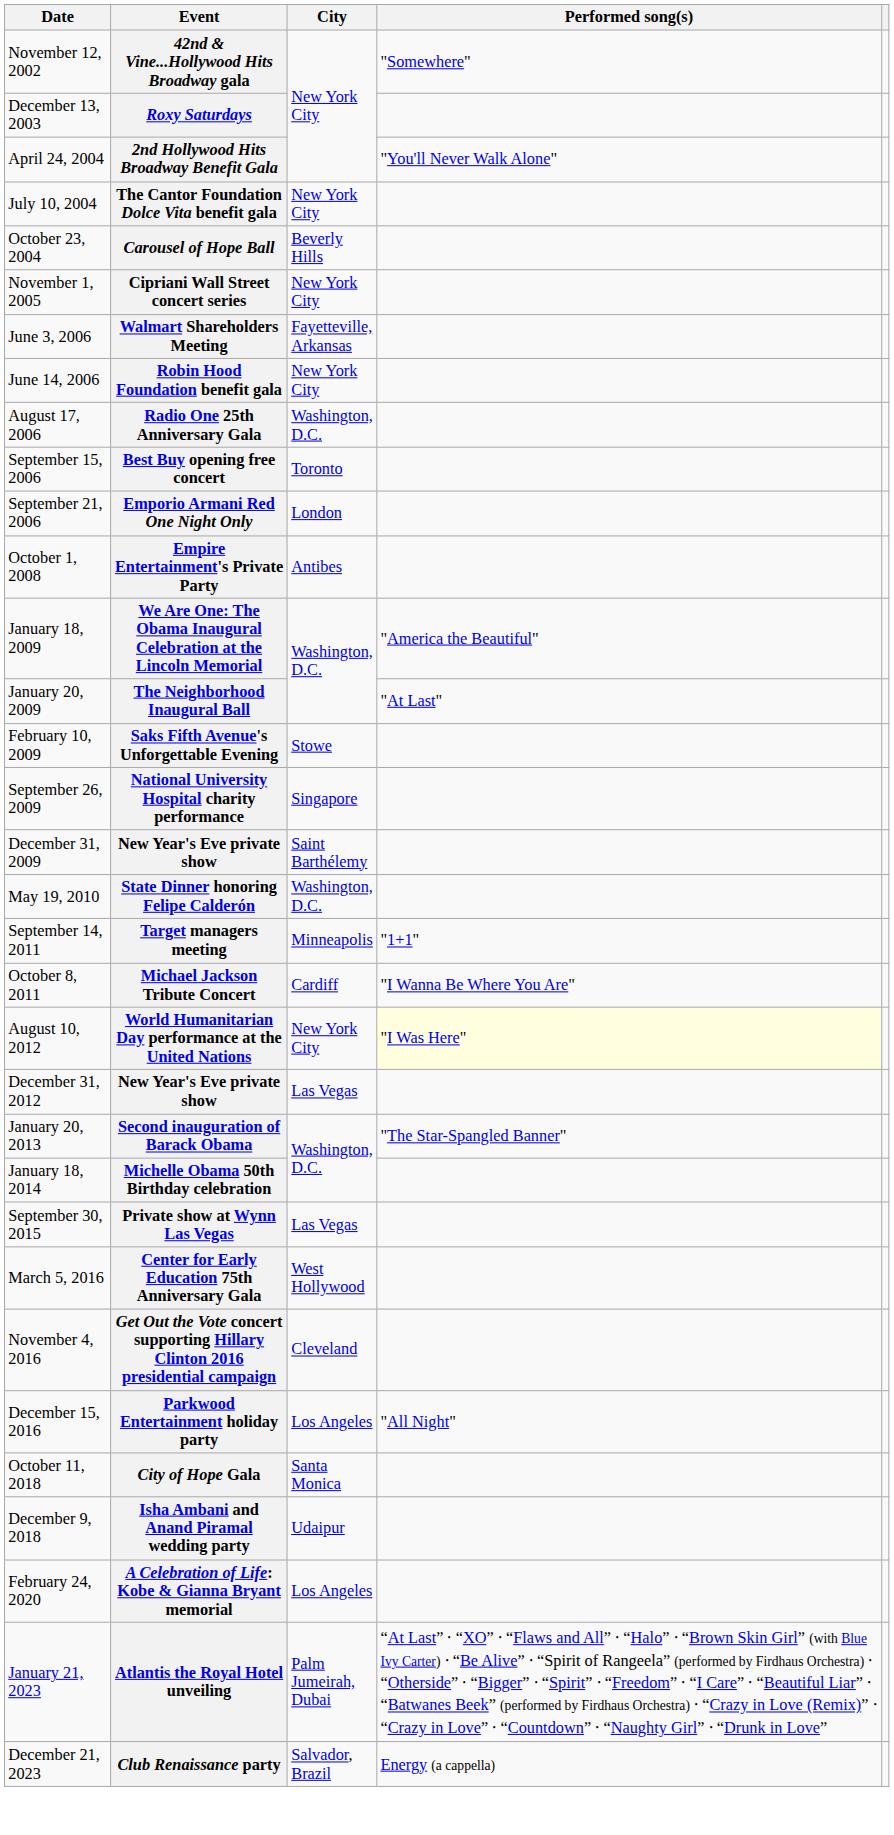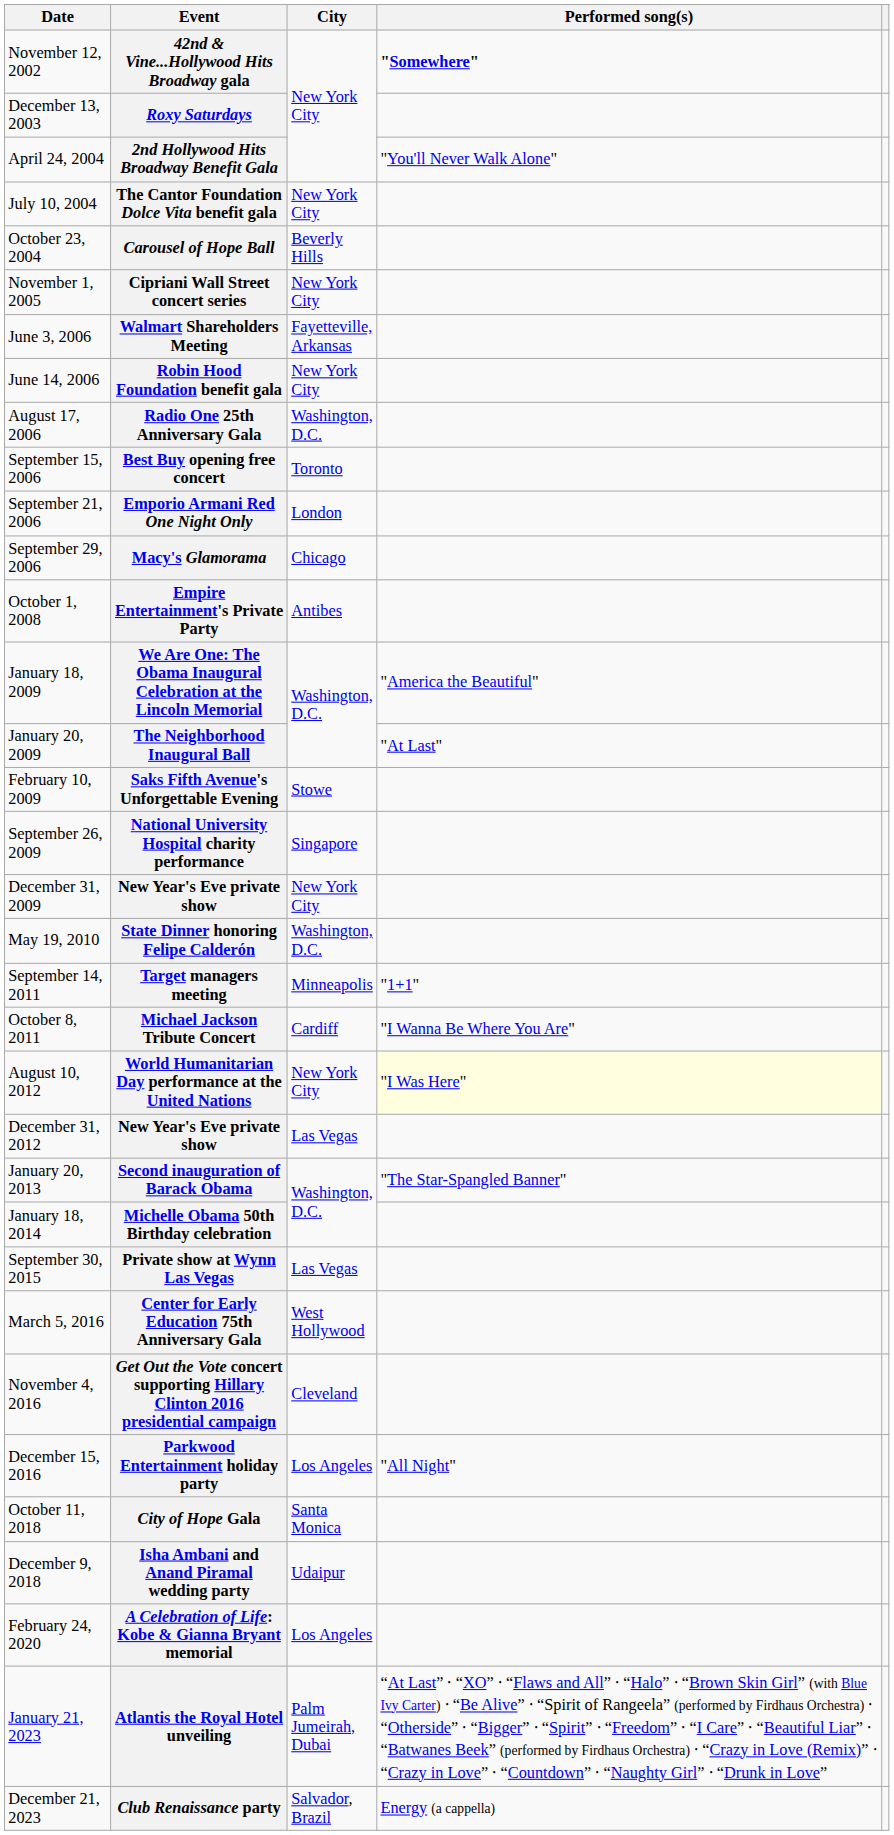(426, 61) normal -> (430, 61) bold
+ row: (55, 557)
(329, 852) Saint Barthélemy -> (324, 896) New York City
